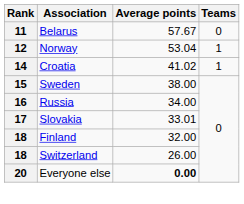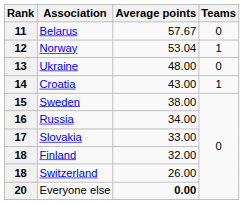+ row: (21, 66)
(182, 66) 41.02 -> (182, 84) 43.00
(182, 119) 33.01 -> (182, 137) 33.00
